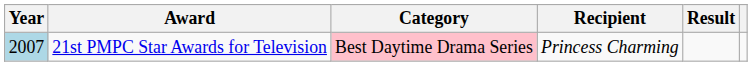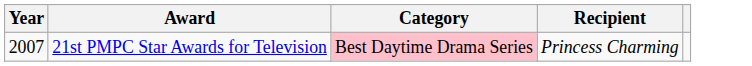- column: (711, 18)
(26, 46) lightblue background -> (26, 46) no background
